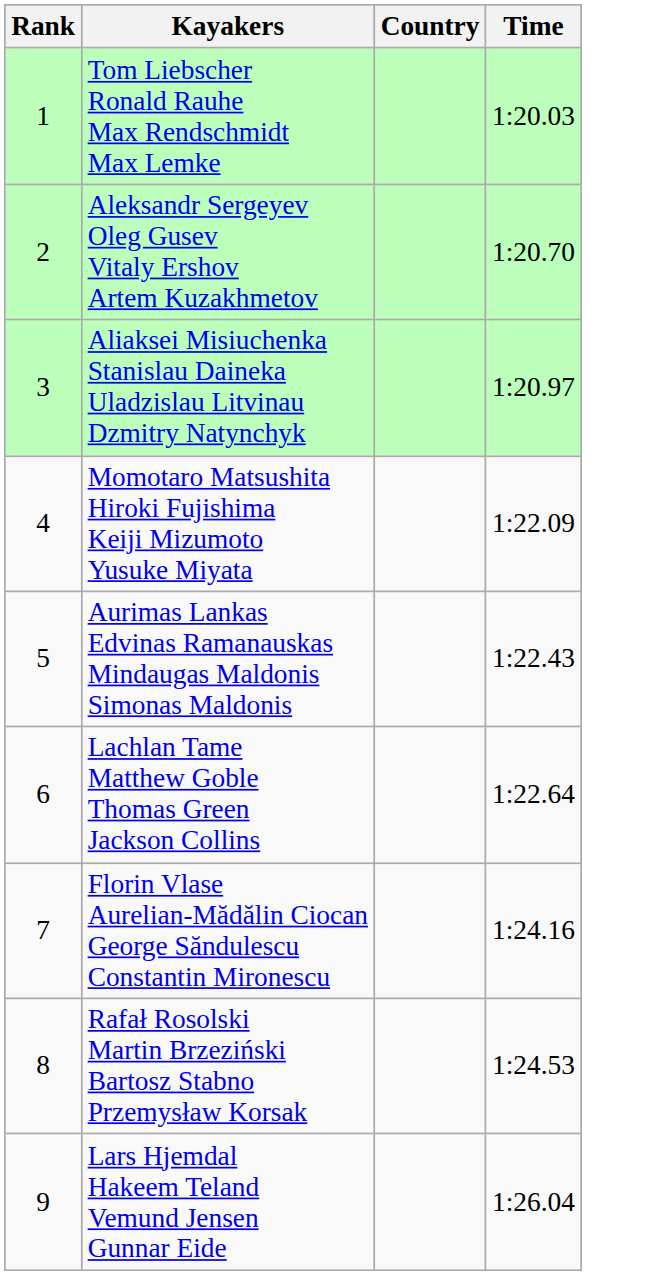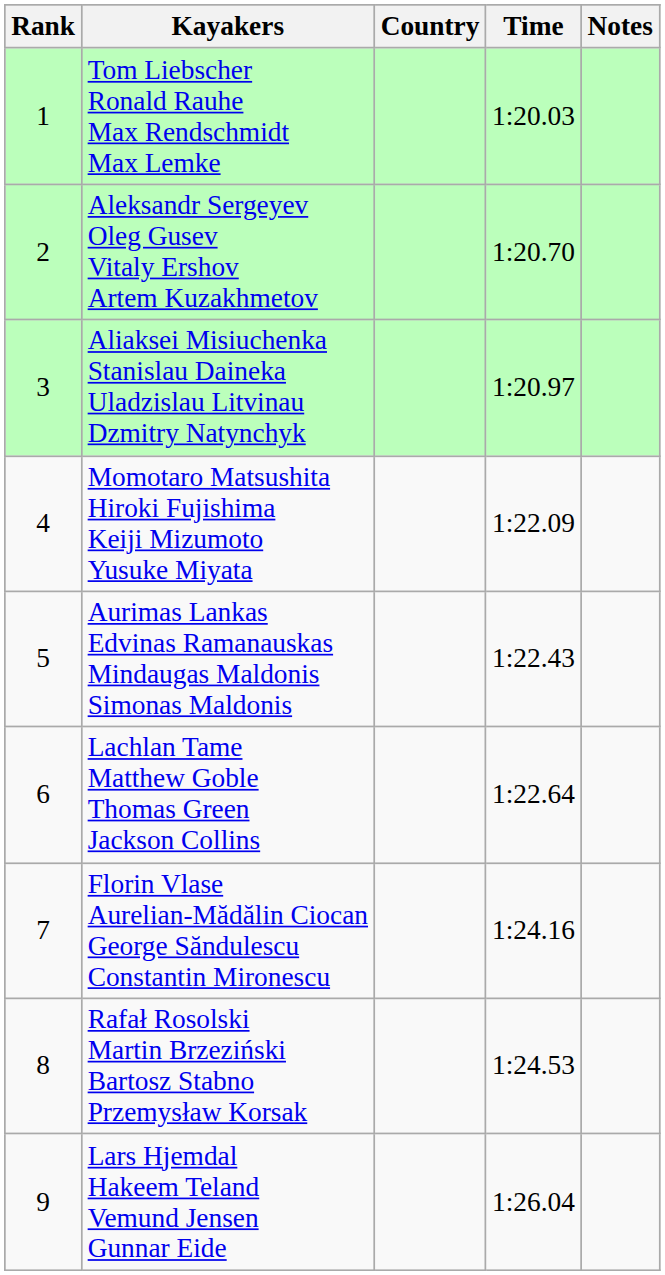+ column: (620, 26)
